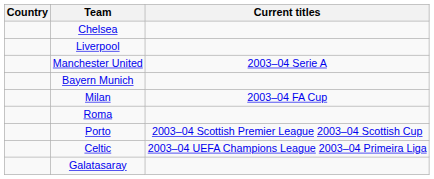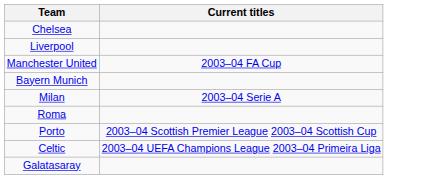- column: (27, 13)
(287, 64) 2003–04 Serie A -> (241, 64) 2003–04 FA Cup
(287, 98) 2003–04 FA Cup -> (241, 98) 2003–04 Serie A
